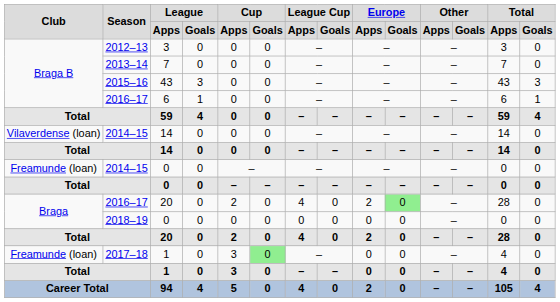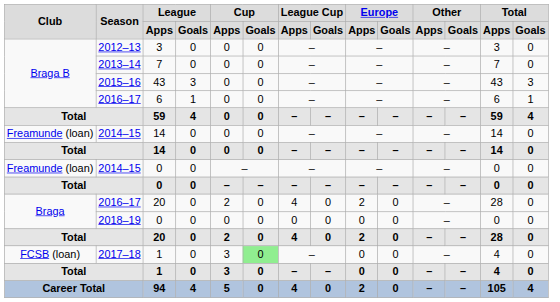(54, 133) Vilaverdense (loan) -> (50, 133) Freamunde (loan)
(403, 202) lightgreen background -> (395, 202) no background
(54, 254) Freamunde (loan) -> (50, 254) FCSB (loan)
